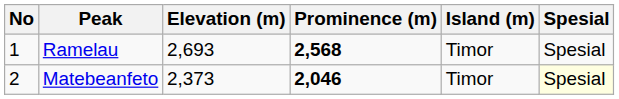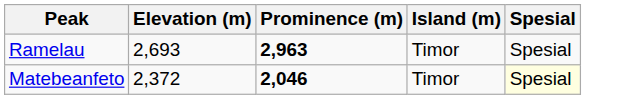- column: (22, 19)
(318, 49) 2,568 -> (284, 49) 2,963
(191, 79) 2,373 -> (157, 79) 2,372
